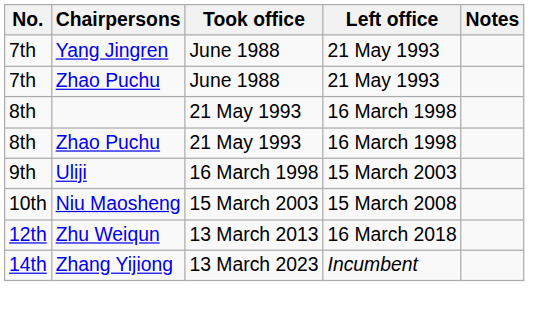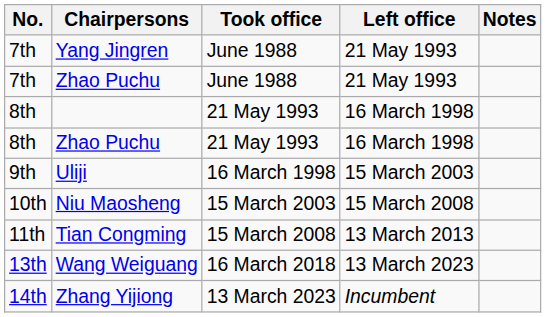+ row: (27, 234)
- row: (28, 234)
+ row: (28, 265)
